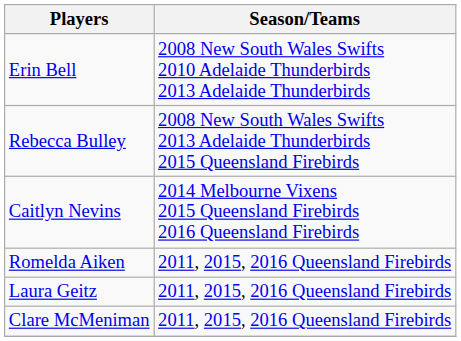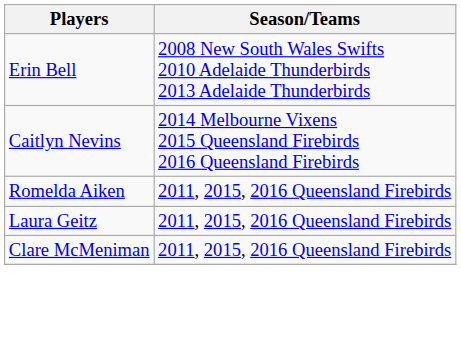- row: (67, 140)
